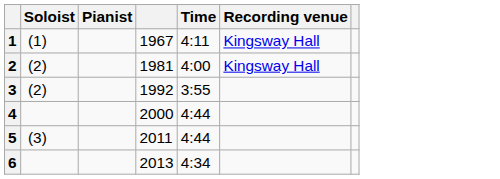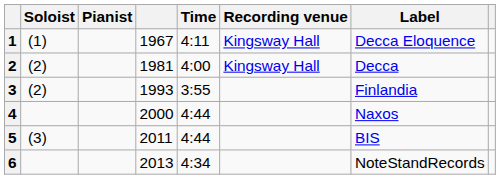+ column: (420, 17)
(157, 90) 1992 -> (157, 90) 1993
